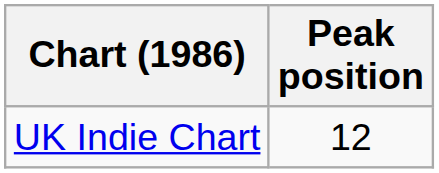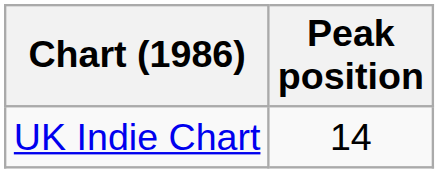(351, 136) 12 -> (351, 136) 14
